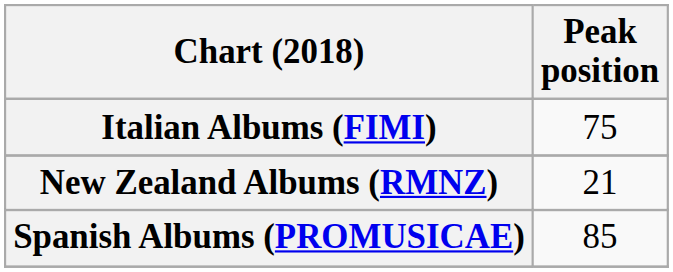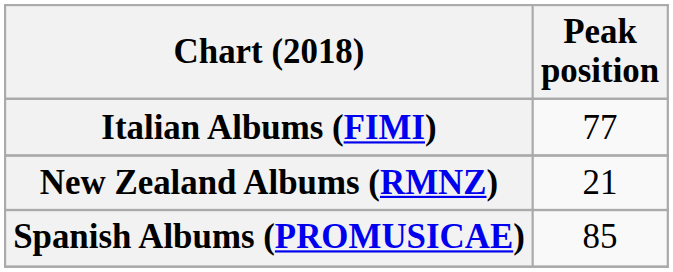(600, 126) 75 -> (600, 126) 77
